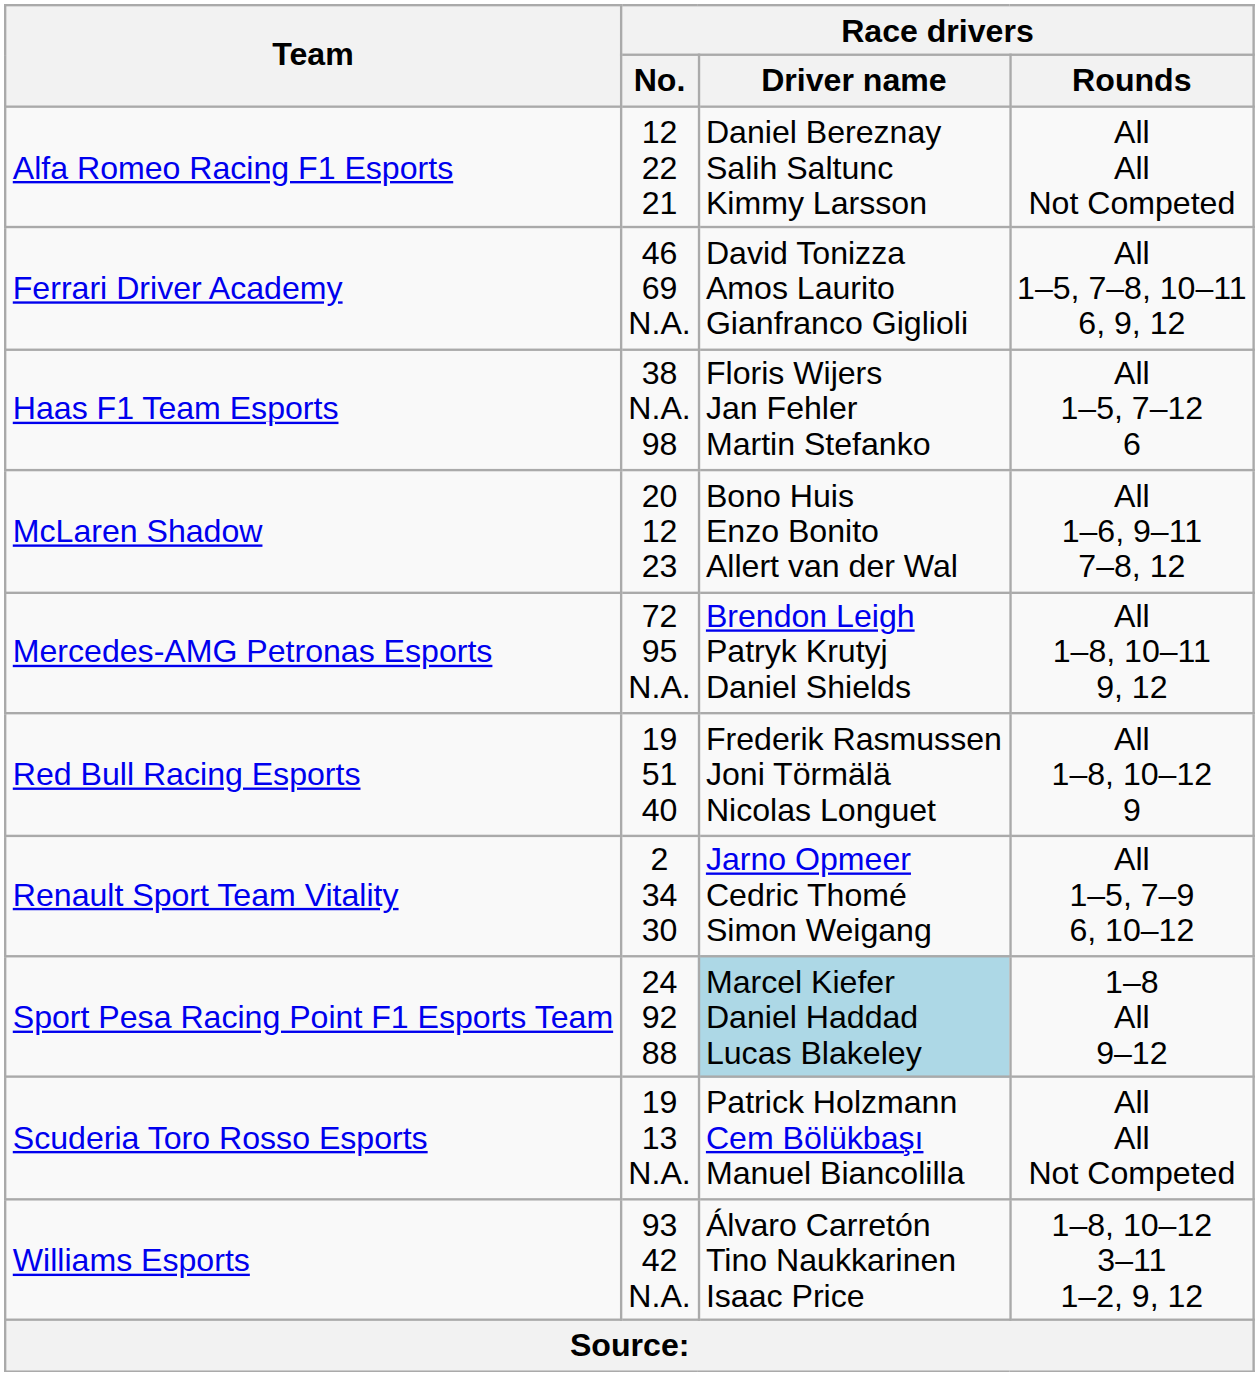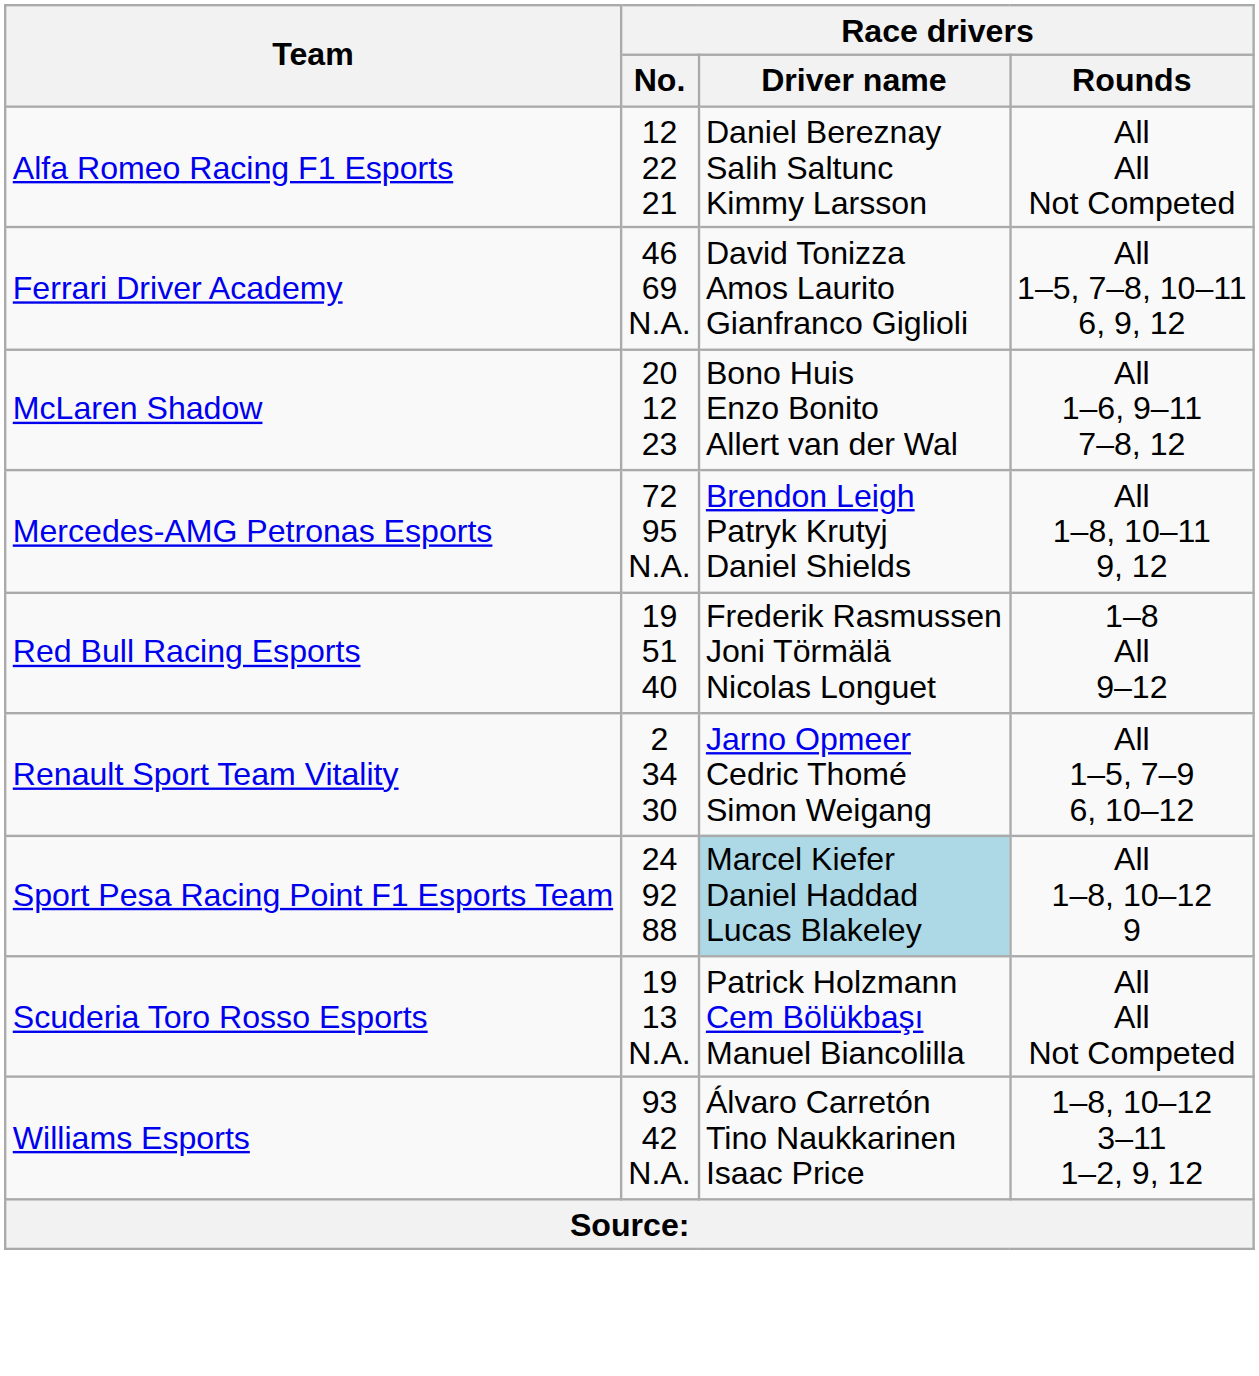- row: (176, 409)
(1132, 774) All 1–8, 10–12 9 -> (1132, 652) 1–8 All 9–12
(1132, 1016) 1–8 All 9–12 -> (1132, 895) All 1–8, 10–12 9
